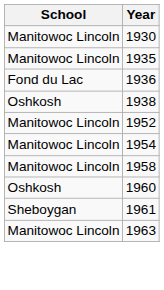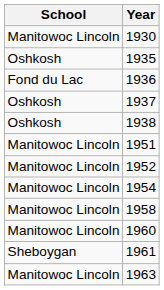(64, 58) Manitowoc Lincoln -> (34, 58) Oshkosh
+ row: (141, 101)
+ row: (141, 144)
(34, 187) Oshkosh -> (64, 230) Manitowoc Lincoln
